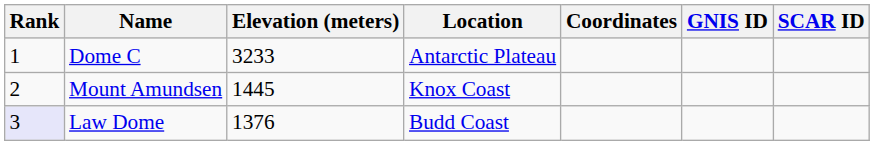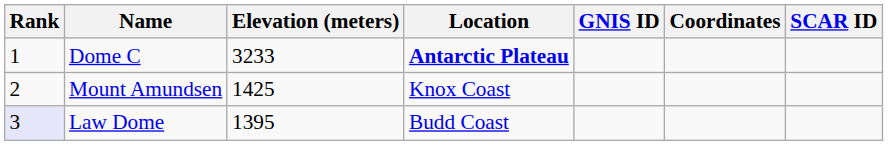columns swapped: (622, 21) <-> (727, 21)
(483, 55) normal -> (489, 55) bold
(253, 88) 1445 -> (253, 88) 1425
(253, 122) 1376 -> (253, 122) 1395
